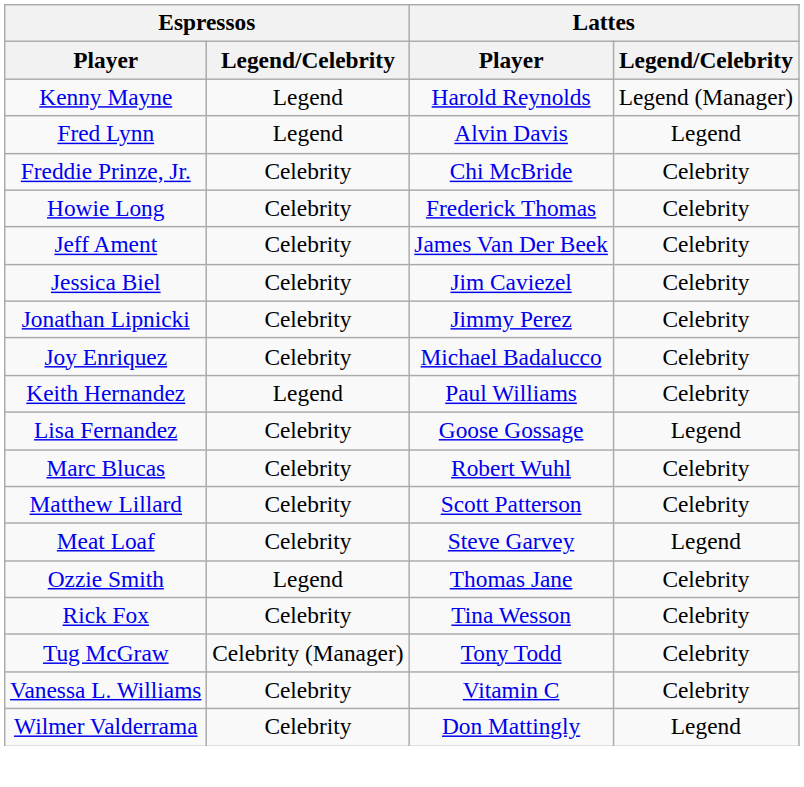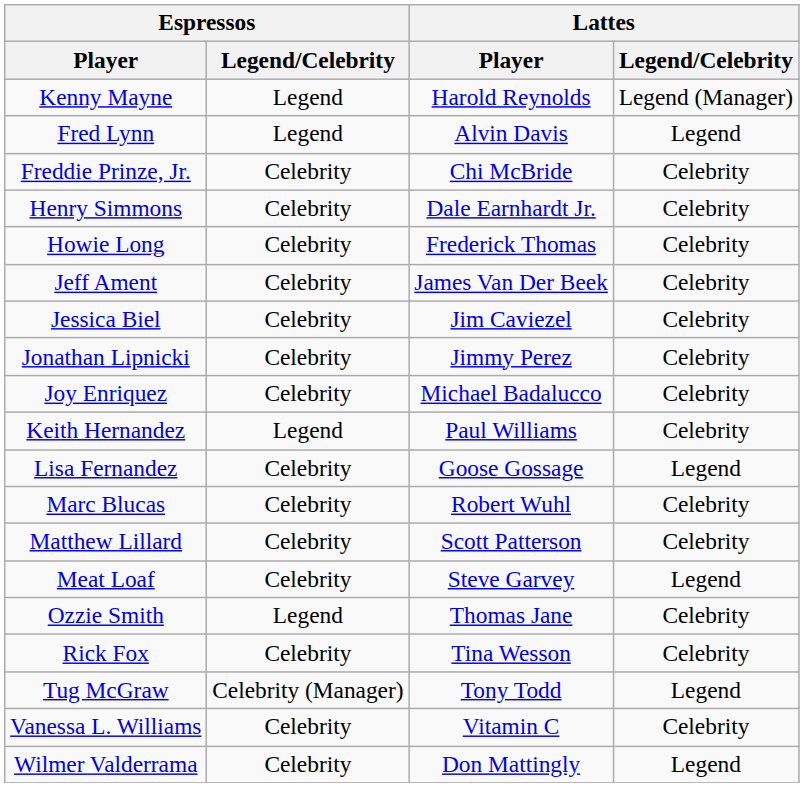+ row: (106, 208)
(706, 652) Celebrity -> (706, 689) Legend
